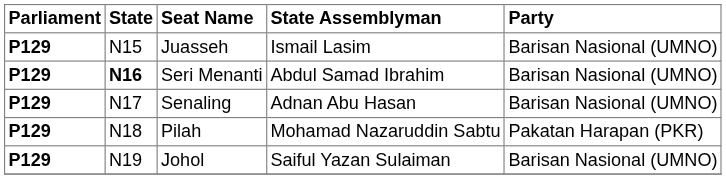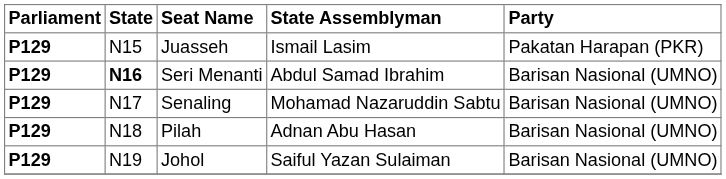(613, 46) Barisan Nasional (UMNO) -> (606, 46) Pakatan Harapan (PKR)
(343, 103) Adnan Abu Hasan -> (385, 103) Mohamad Nazaruddin Sabtu
(385, 131) Mohamad Nazaruddin Sabtu -> (343, 131) Adnan Abu Hasan
(606, 131) Pakatan Harapan (PKR) -> (613, 131) Barisan Nasional (UMNO)
